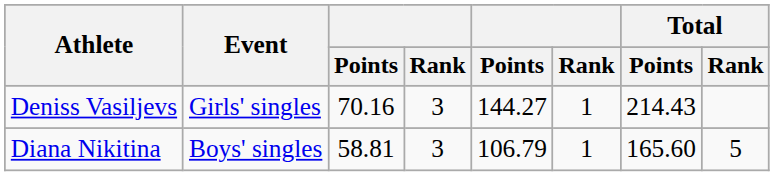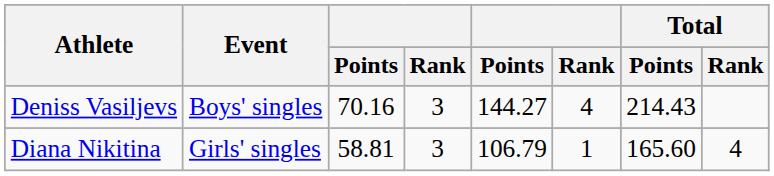(255, 107) Girls' singles -> (256, 107) Boys' singles
(587, 107) 1 -> (587, 107) 4
(256, 148) Boys' singles -> (255, 148) Girls' singles
(736, 148) 5 -> (736, 148) 4
